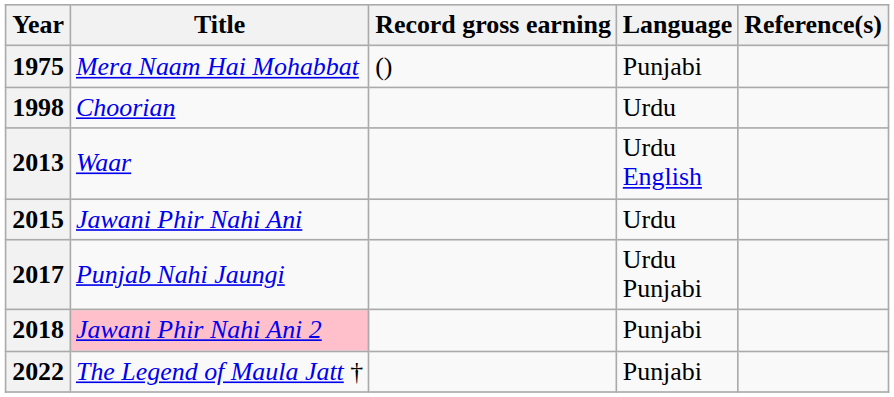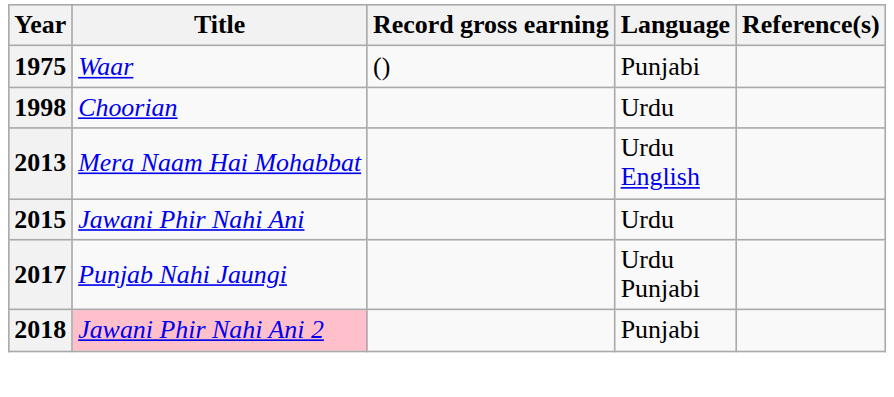(217, 66) Mera Naam Hai Mohabbat -> (106, 66) Waar
(104, 162) Waar -> (220, 162) Mera Naam Hai Mohabbat
- row: (38, 371)
